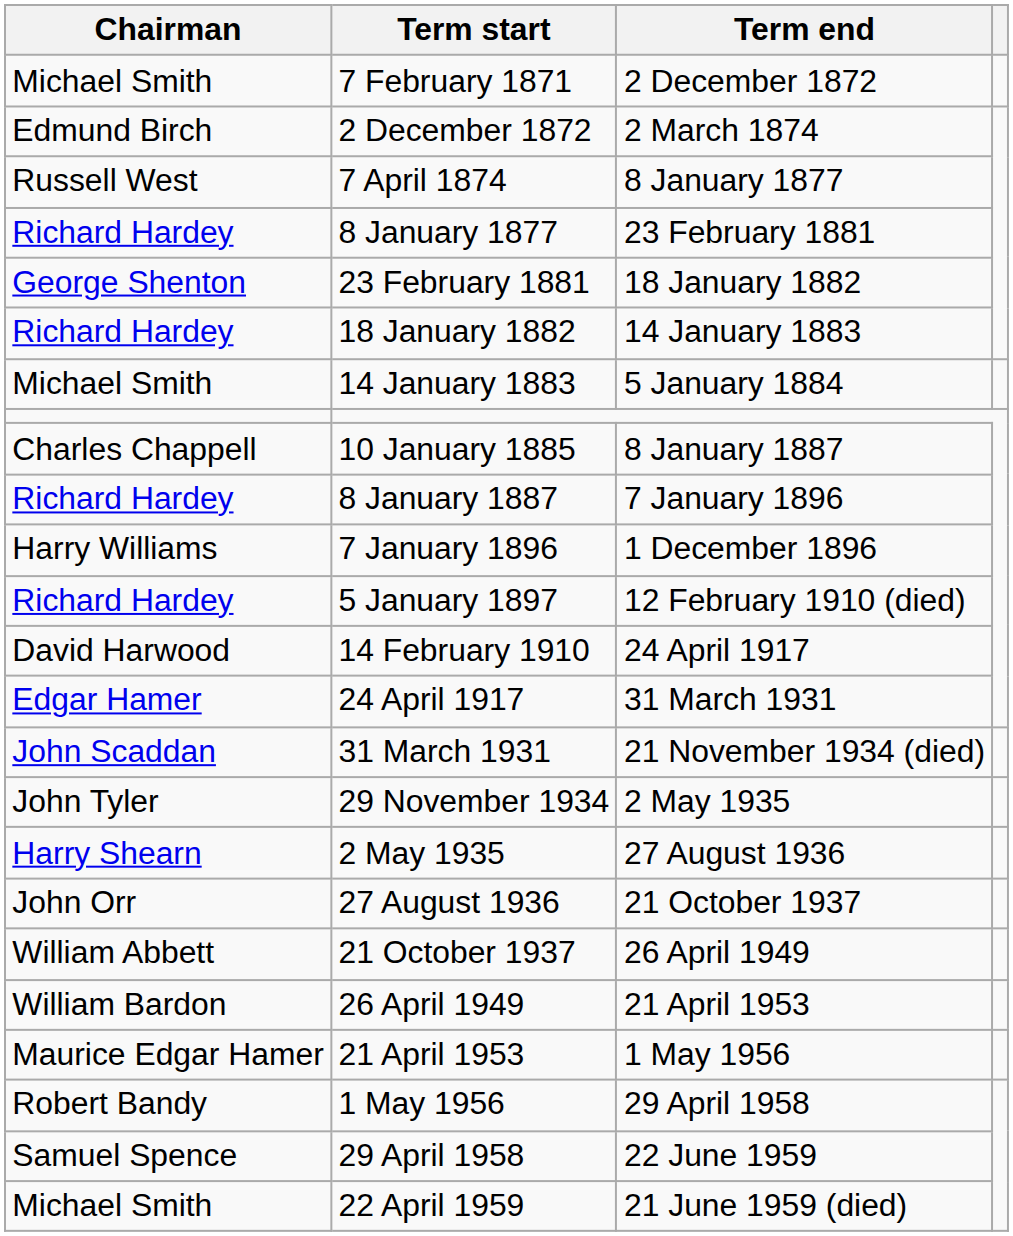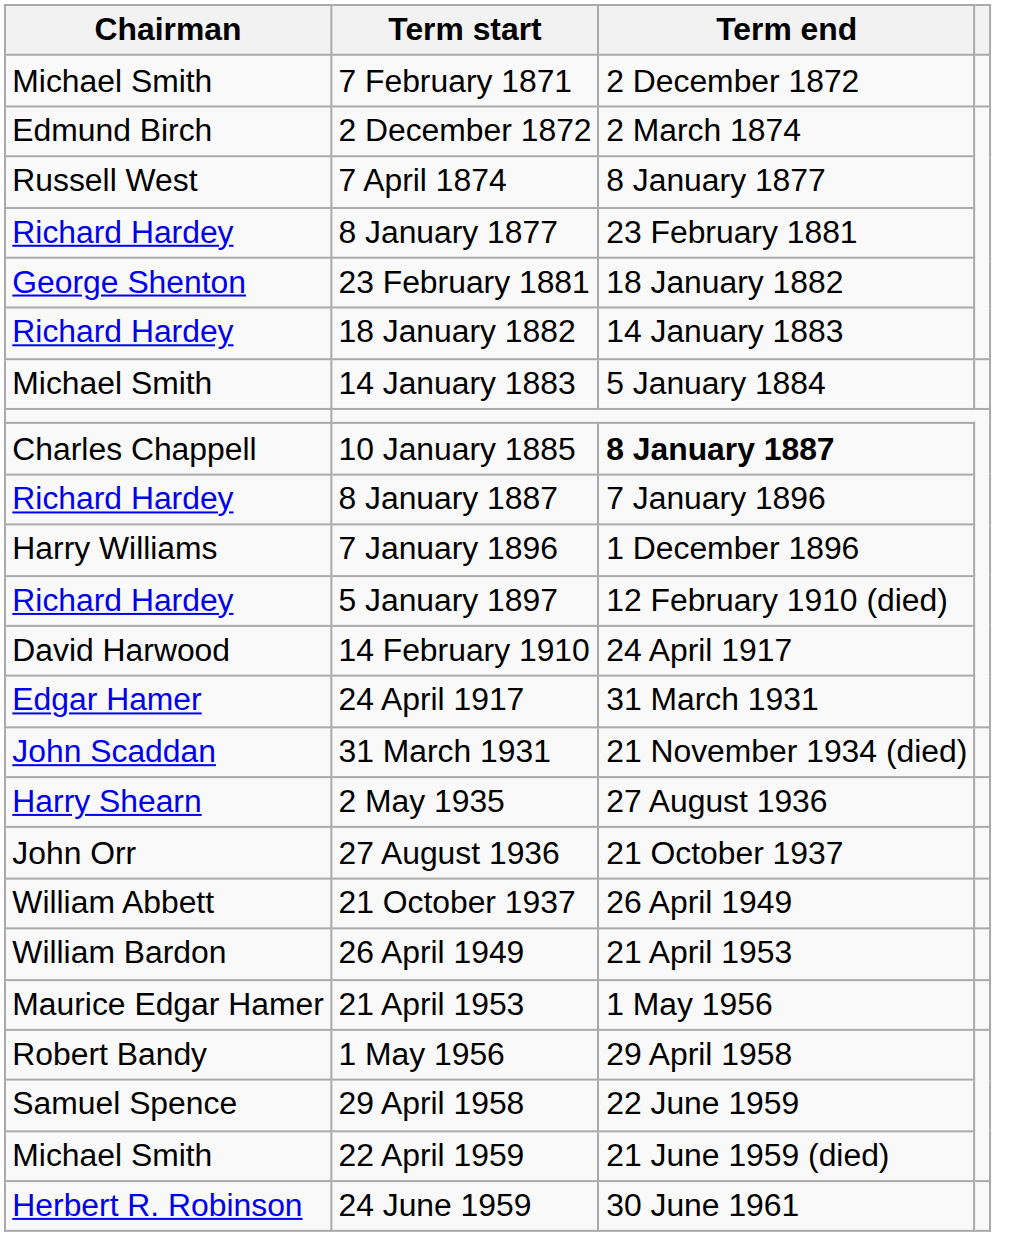(734, 448) normal -> (720, 448) bold
- row: (474, 801)
+ row: (435, 1205)
